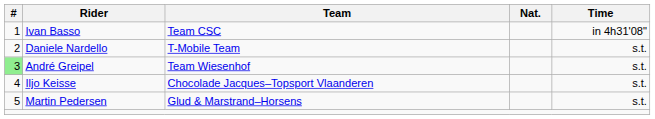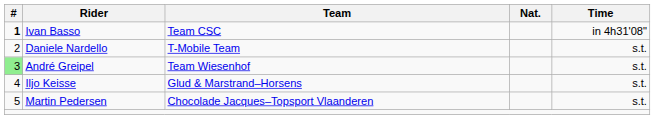(17, 31) normal -> (17, 31) bold
(270, 84) Chocolade Jacques–Topsport Vlaanderen -> (235, 84) Glud & Marstrand–Horsens
(235, 101) Glud & Marstrand–Horsens -> (270, 101) Chocolade Jacques–Topsport Vlaanderen
